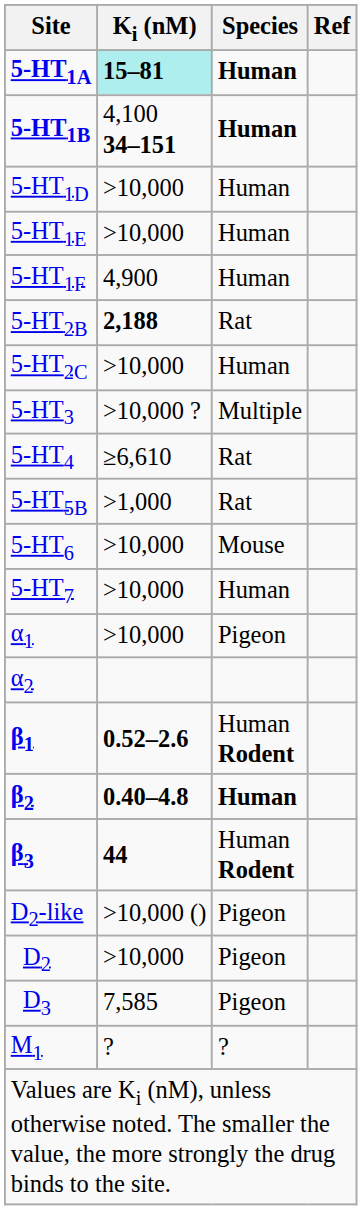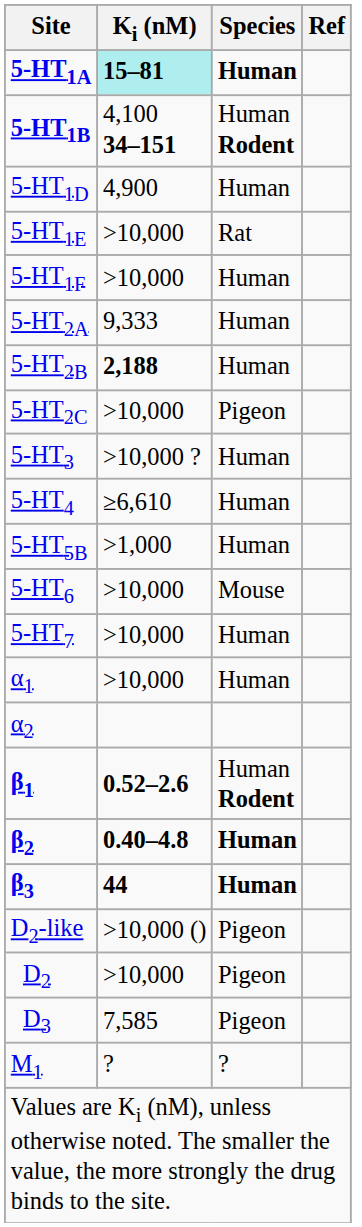(257, 129) Human -> (256, 129) Human Rodent
(143, 188) >10,000 -> (130, 188) 4,900
(254, 232) Human -> (235, 232) Rat
(130, 277) 4,900 -> (143, 277) >10,000
+ row: (50, 323)
(235, 322) Rat -> (254, 366) Human
(254, 366) Human -> (252, 411) Pigeon
(260, 411) Multiple -> (254, 456) Human
(235, 456) Rat -> (254, 501) Human
(235, 501) Rat -> (254, 545) Human
(252, 635) Pigeon -> (254, 679) Human
(256, 854) Human Rodent -> (257, 885) Human
